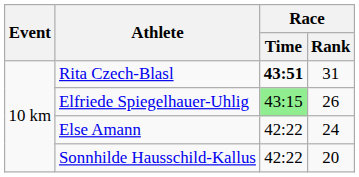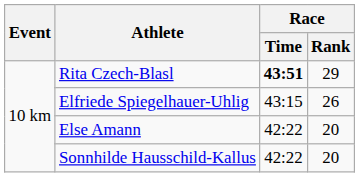(331, 74) 31 -> (331, 74) 29
(283, 102) lightgreen background -> (283, 102) no background
(331, 129) 24 -> (331, 129) 20
